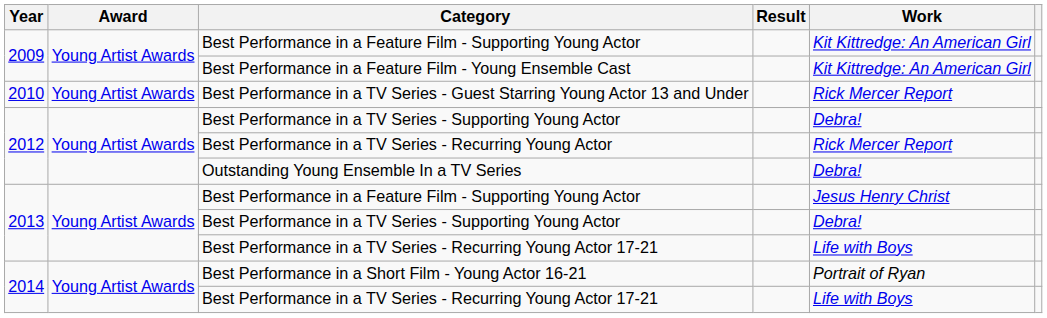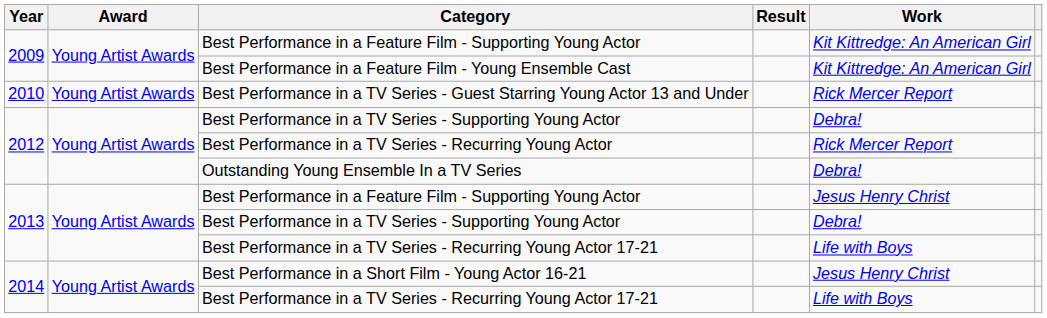(869, 273) Portrait of Ryan -> (881, 273) Jesus Henry Christ
